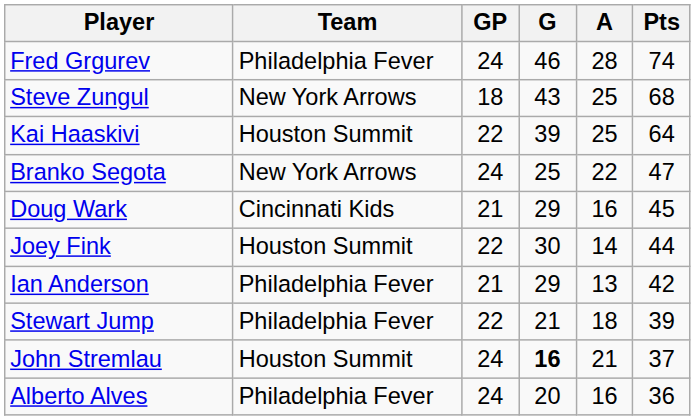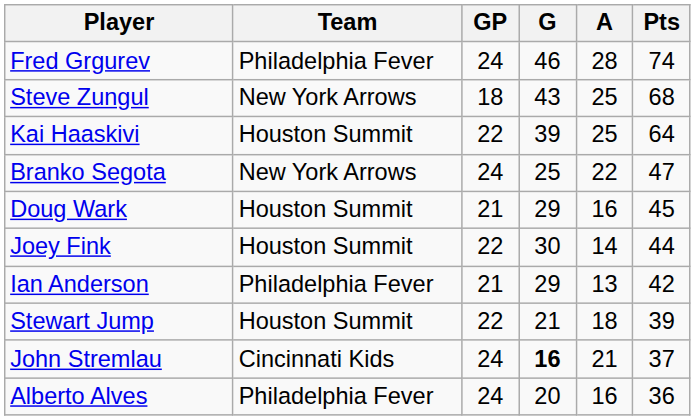(316, 209) Cincinnati Kids -> (326, 209) Houston Summit
(336, 321) Philadelphia Fever -> (326, 321) Houston Summit
(326, 358) Houston Summit -> (316, 358) Cincinnati Kids
